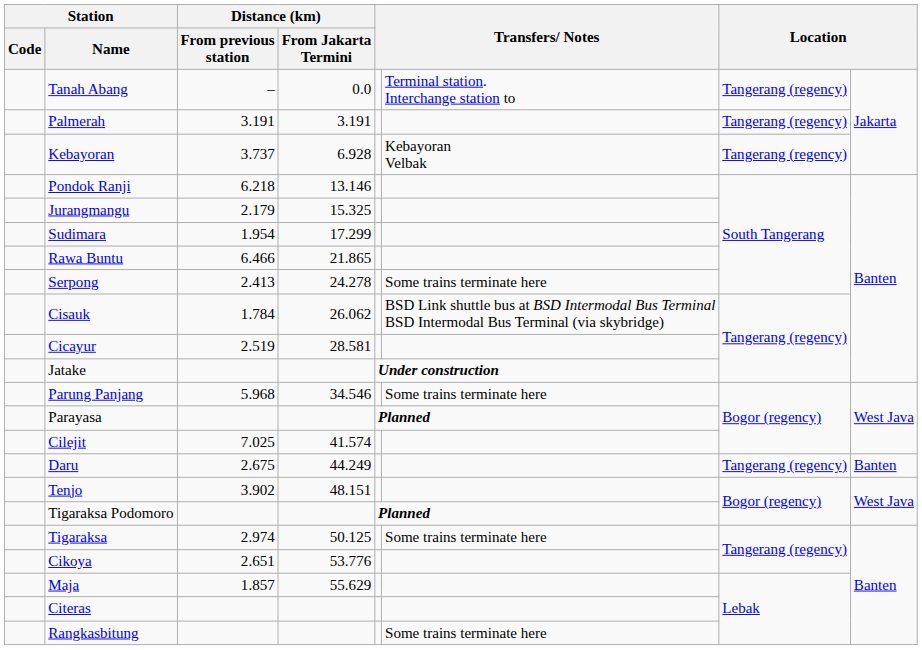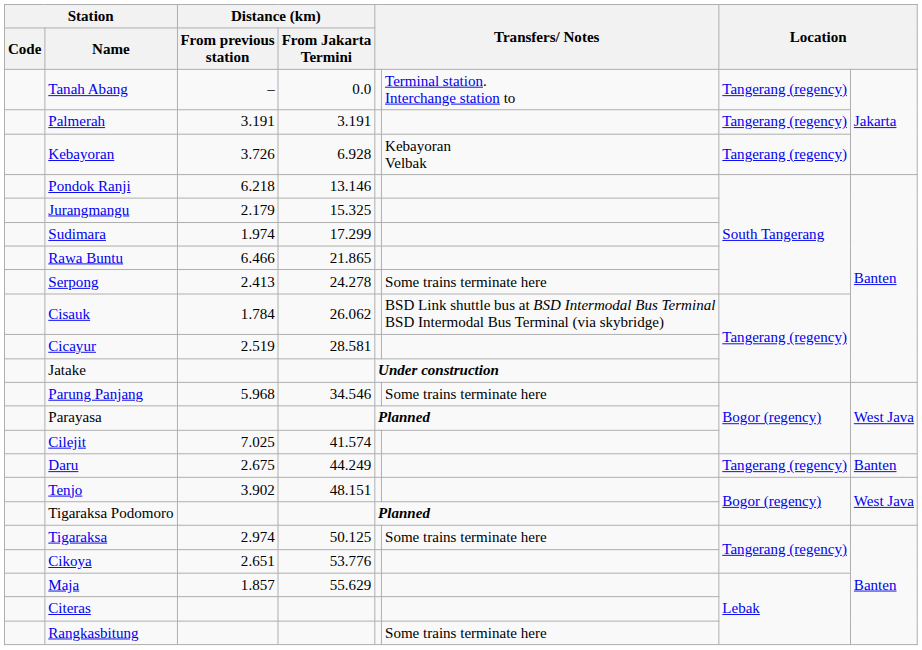(258, 154) 3.737 -> (258, 154) 3.726
(258, 234) 1.954 -> (258, 234) 1.974
